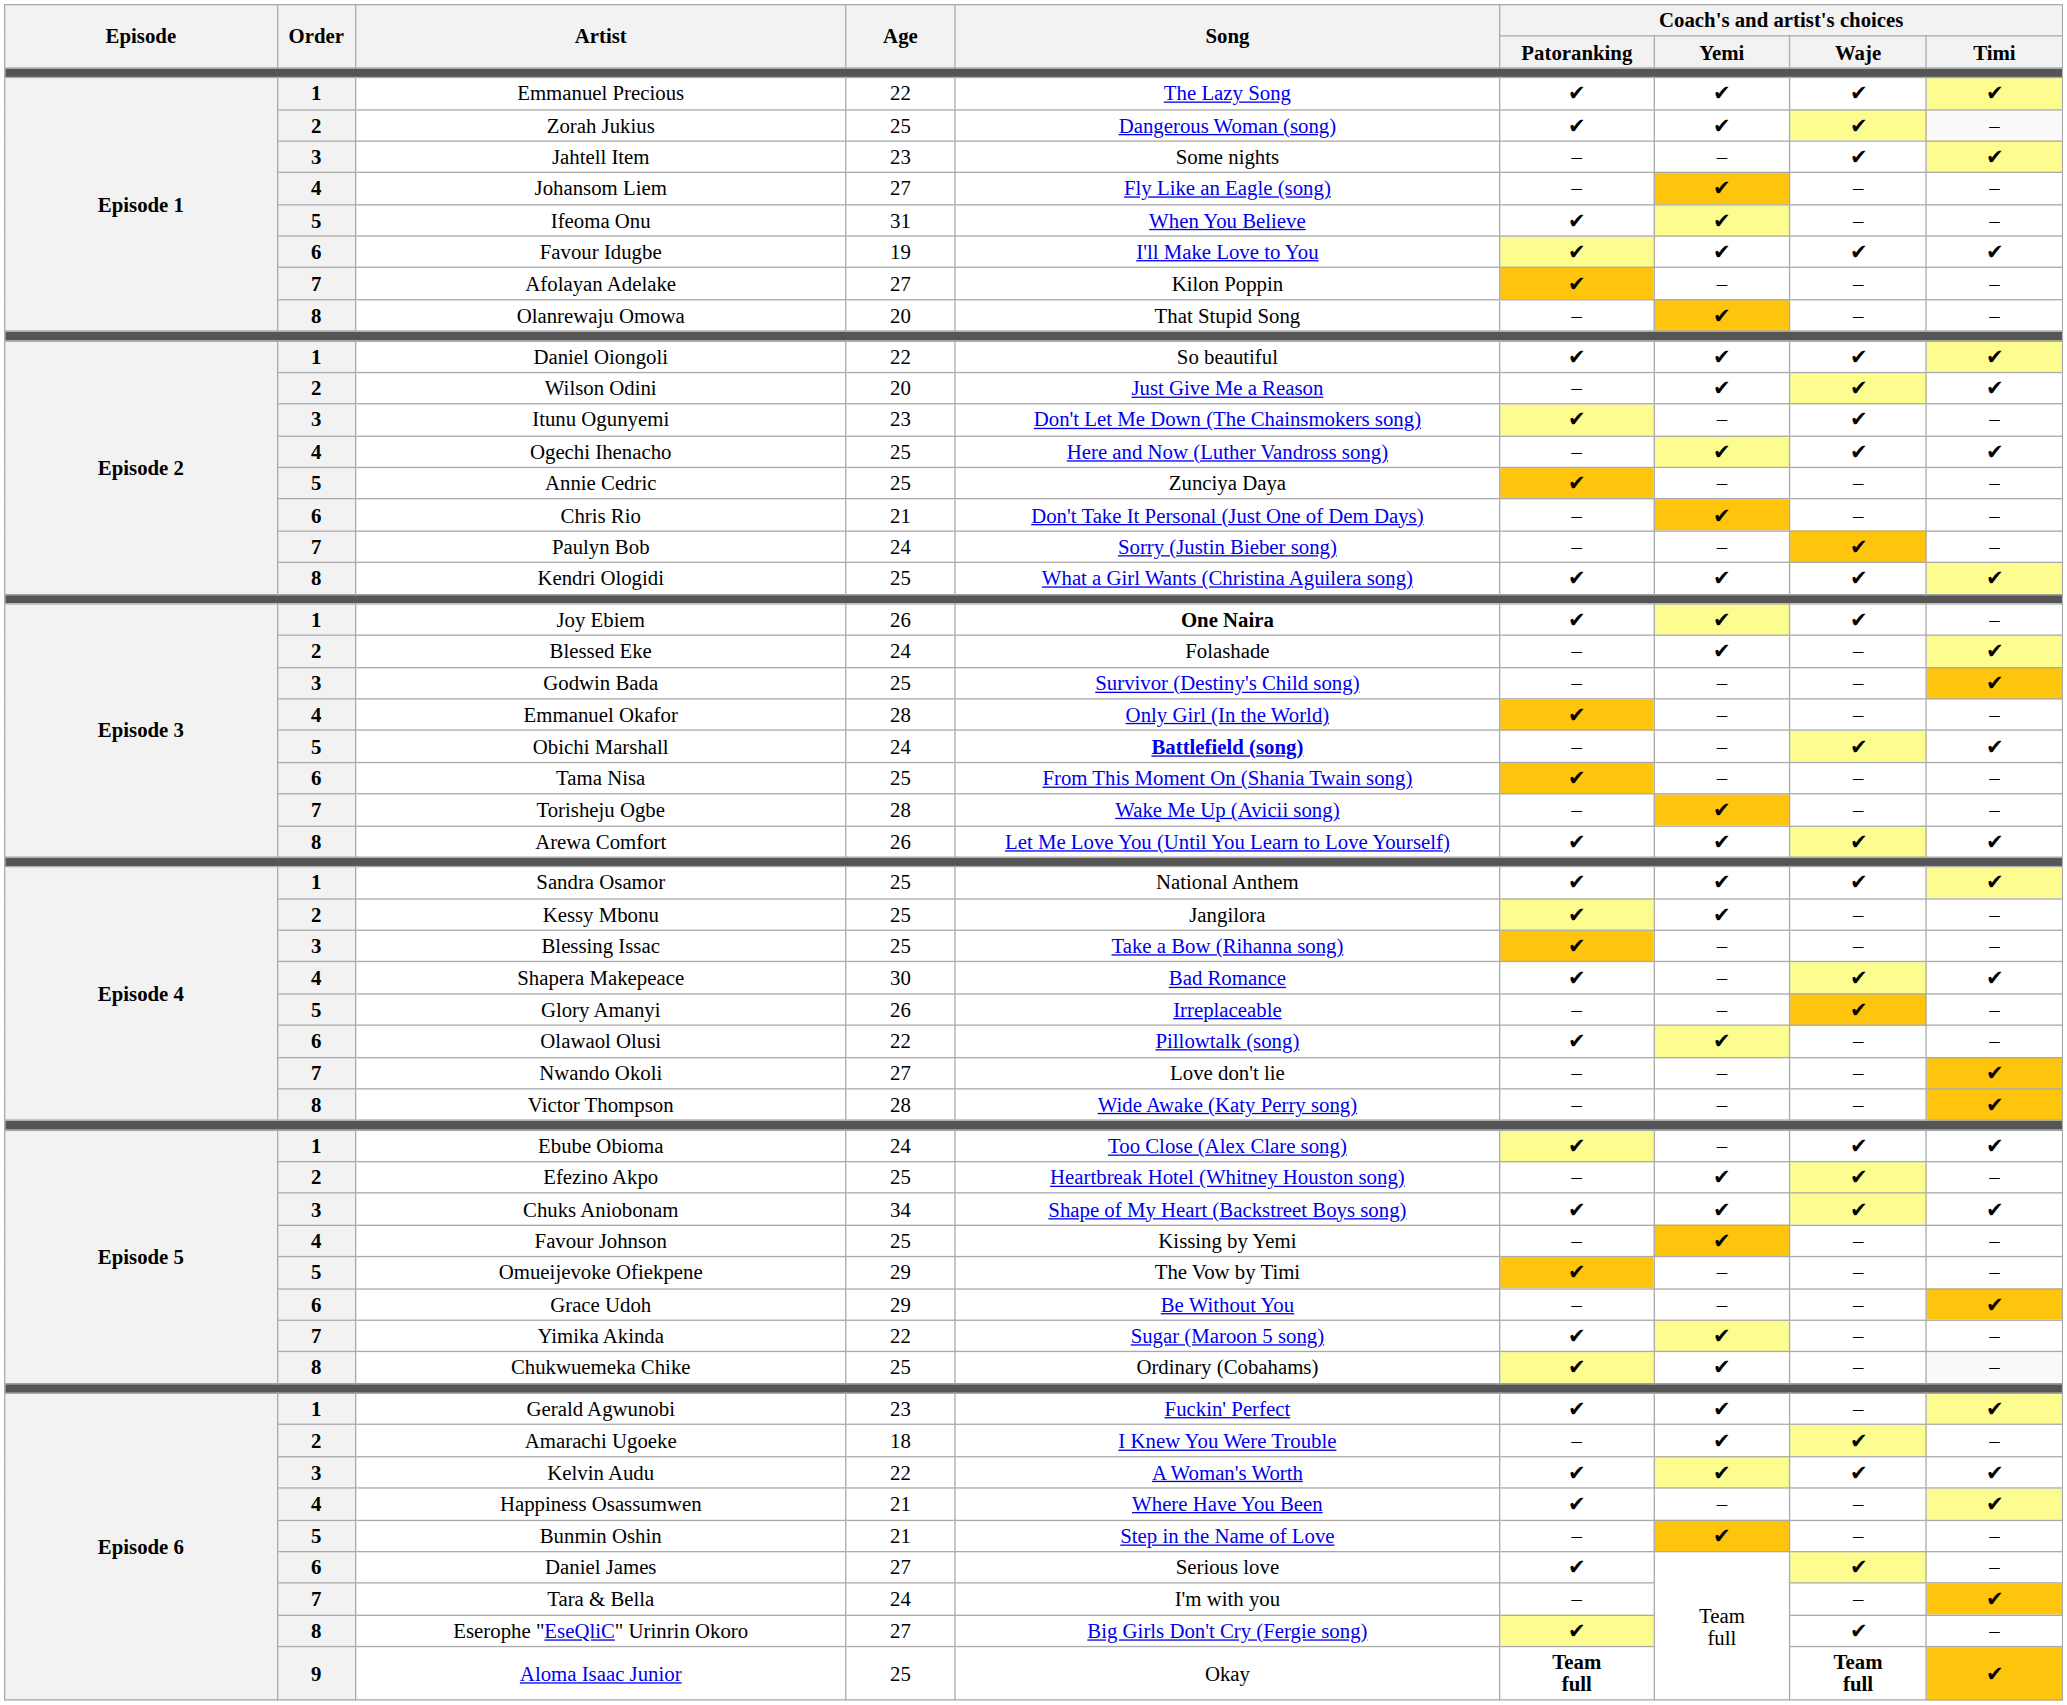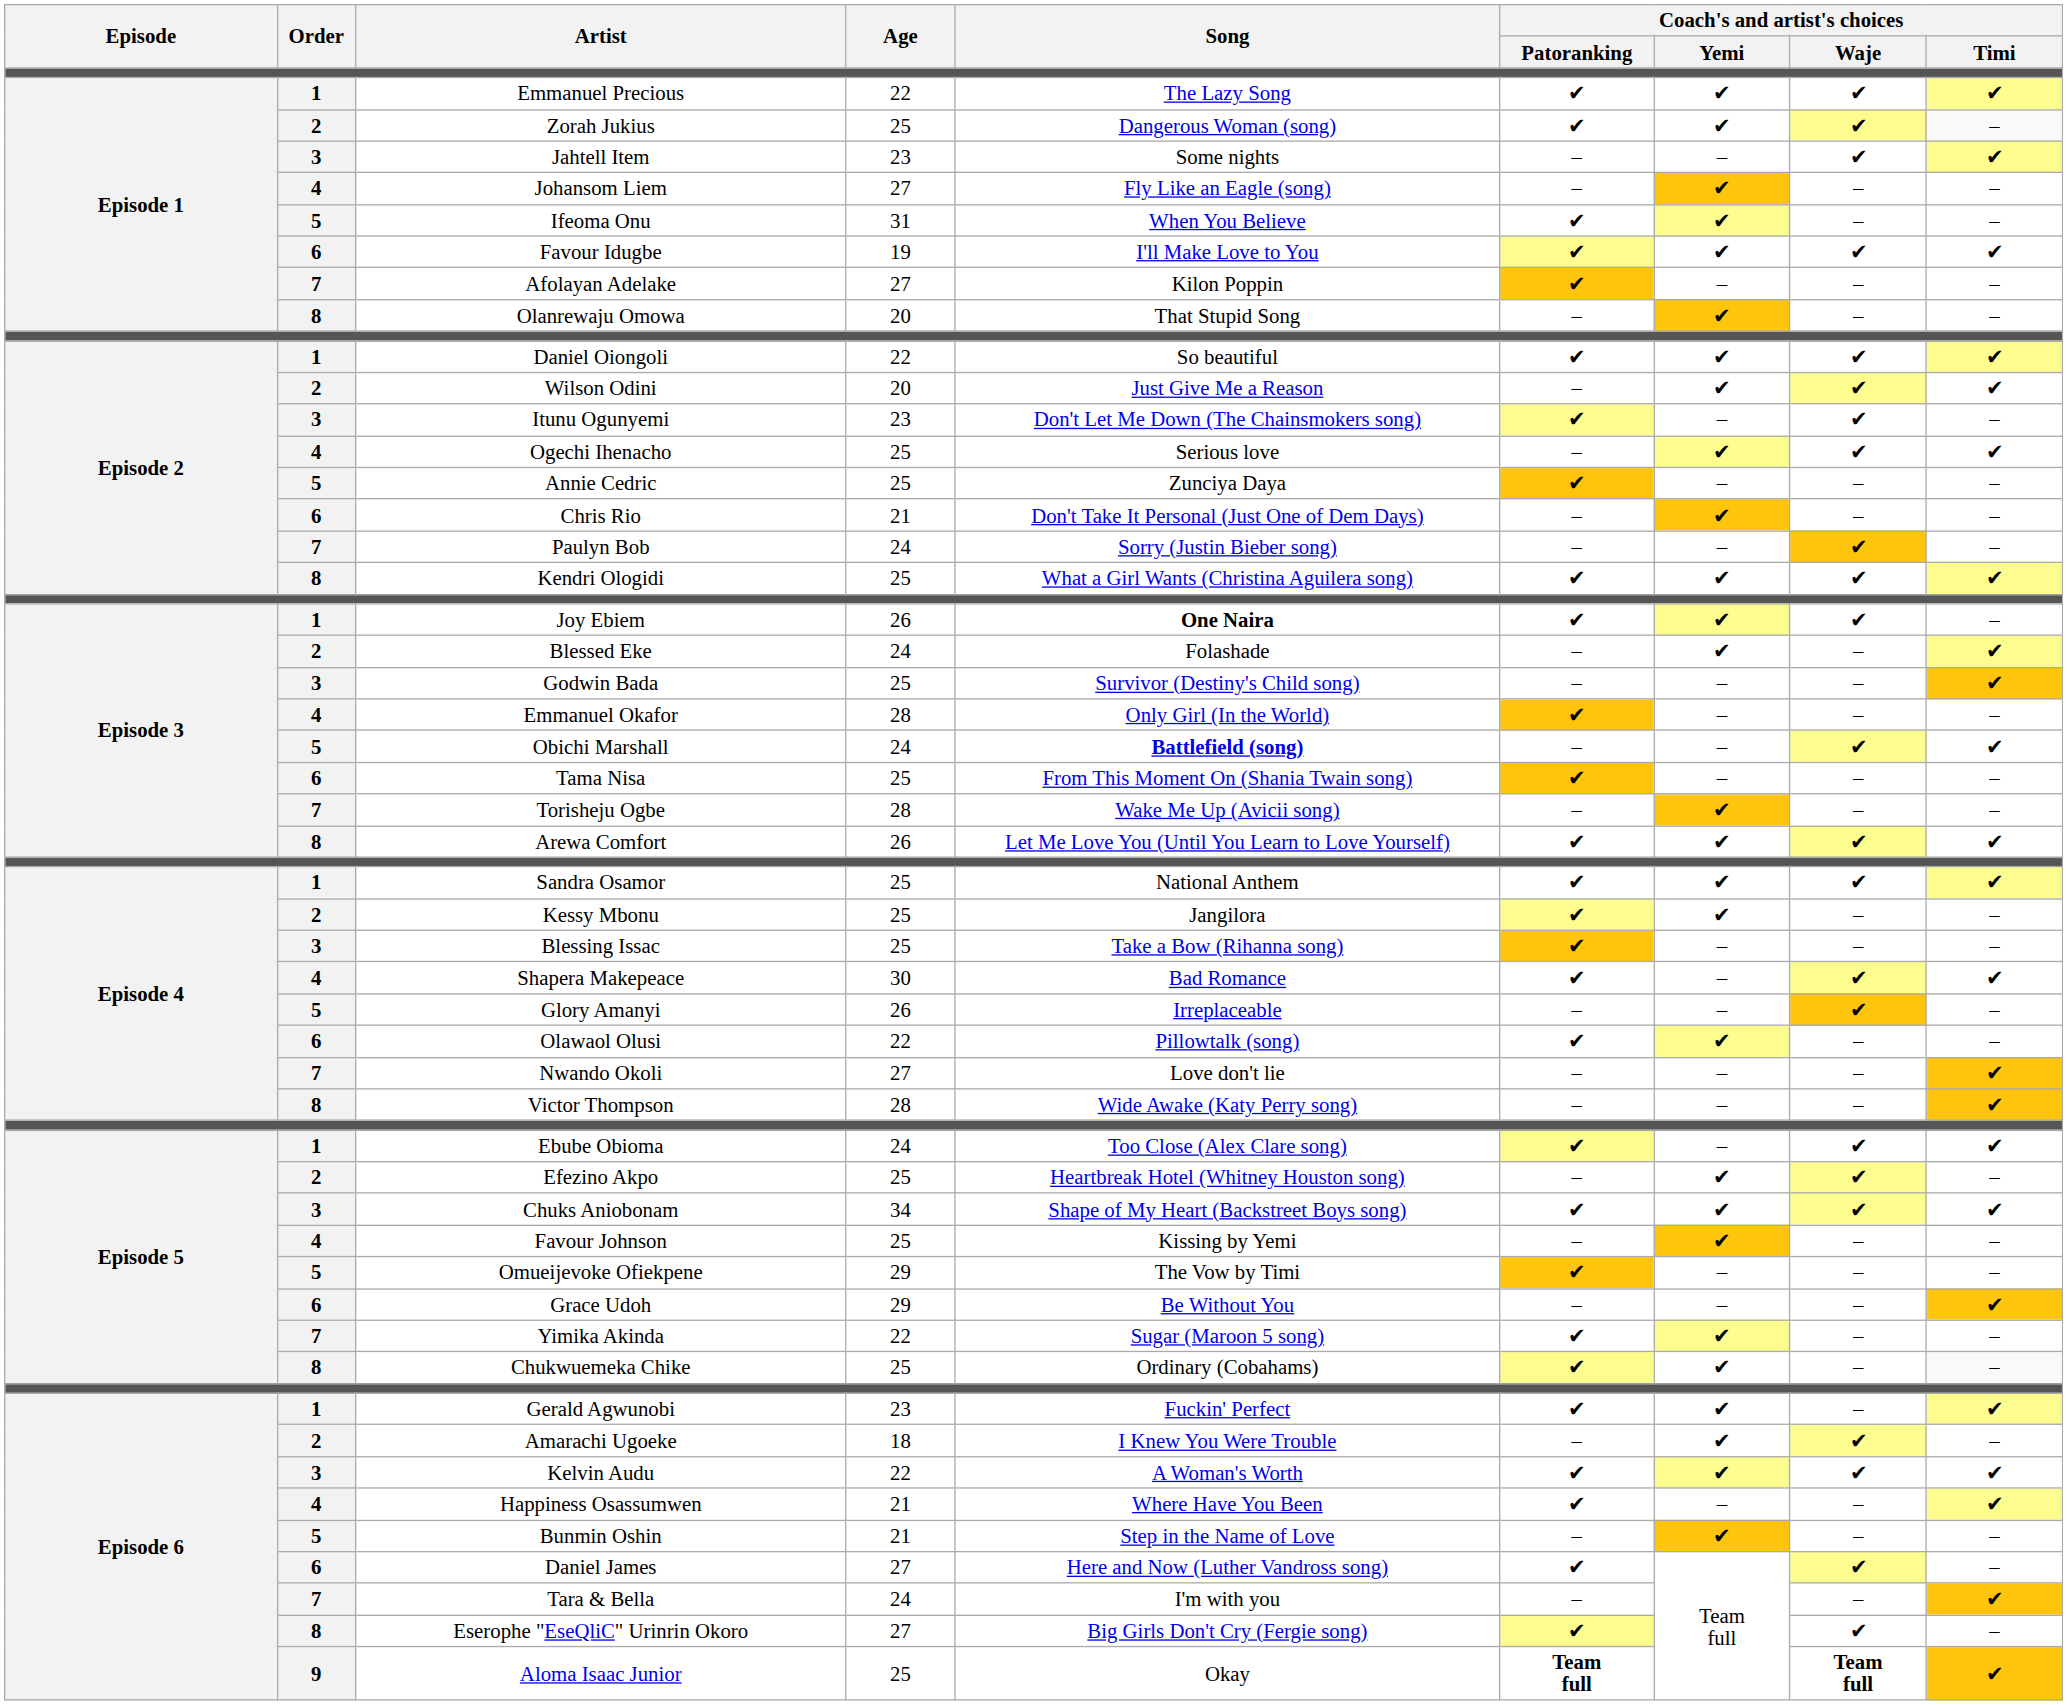(1227, 452) Here and Now (Luther Vandross song) -> (1227, 452) Serious love
(1227, 1567) Serious love -> (1227, 1567) Here and Now (Luther Vandross song)
